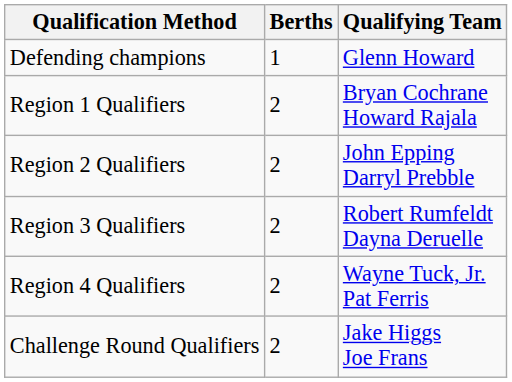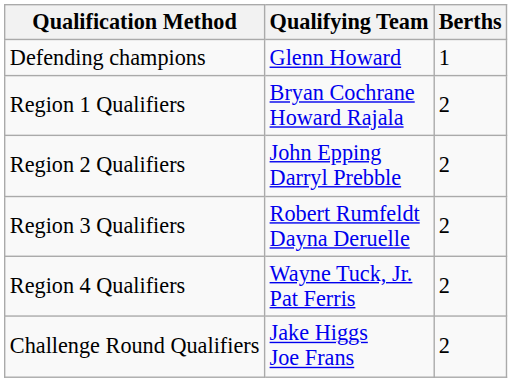columns swapped: (301, 22) <-> (422, 22)
